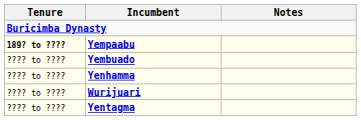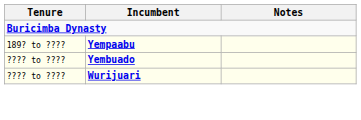(36, 44) bold -> (36, 45) normal
- row: (111, 76)
- row: (111, 108)
